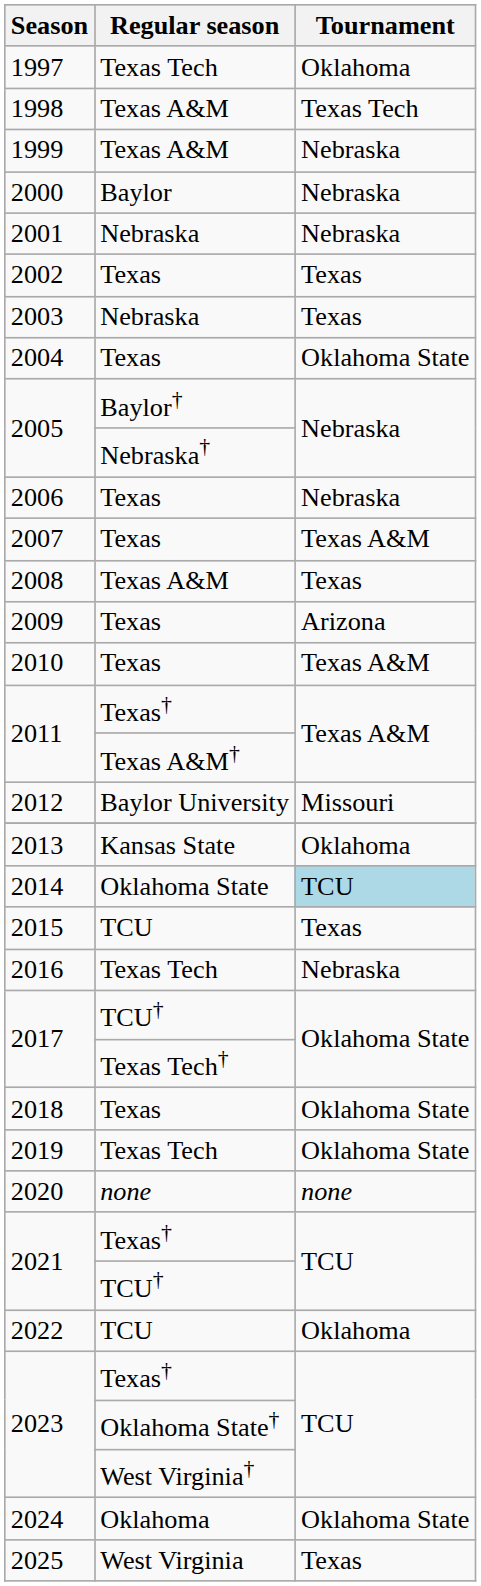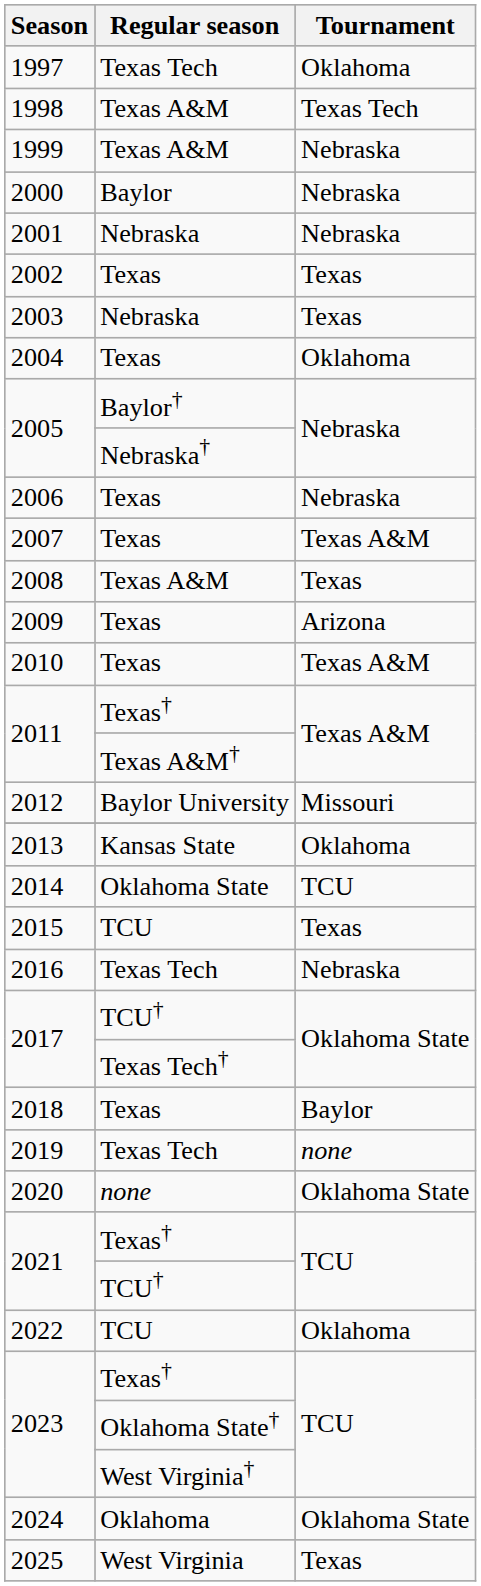(385, 358) Oklahoma State -> (356, 358) Oklahoma
(327, 886) lightblue background -> (327, 886) no background
(385, 1108) Oklahoma State -> (337, 1108) Baylor
(385, 1149) Oklahoma State -> (327, 1149) none
(327, 1191) none -> (385, 1191) Oklahoma State
